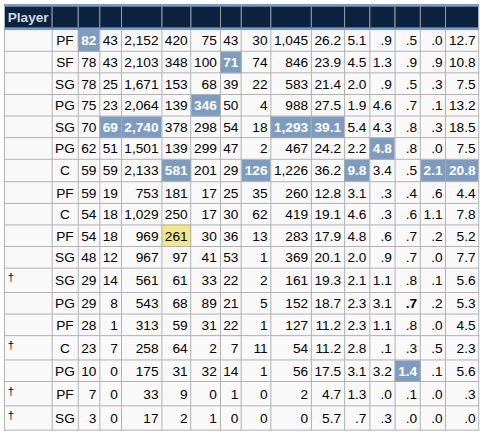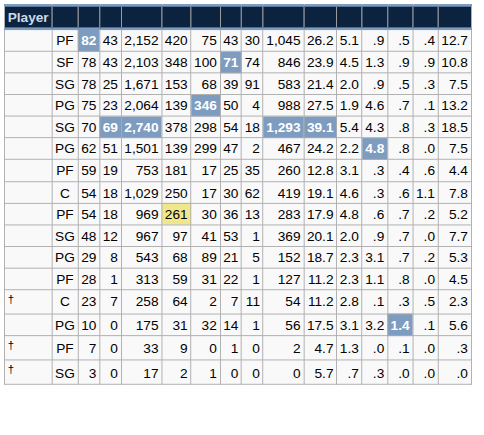(437, 41) .0 -> (429, 41) .4
(260, 84) 22 -> (252, 84) 91
- row: (65, 171)
- row: (65, 280)
(412, 303) bold -> (404, 257) normal
